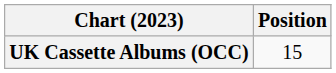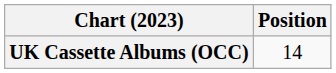(292, 52) 15 -> (292, 52) 14
